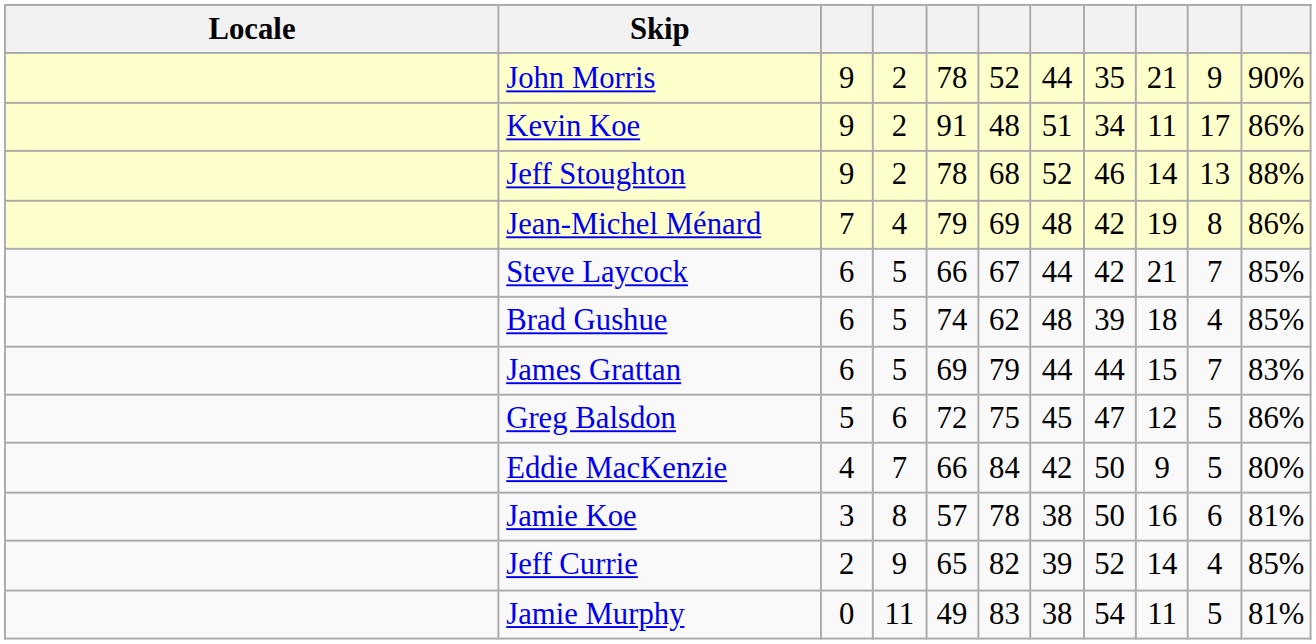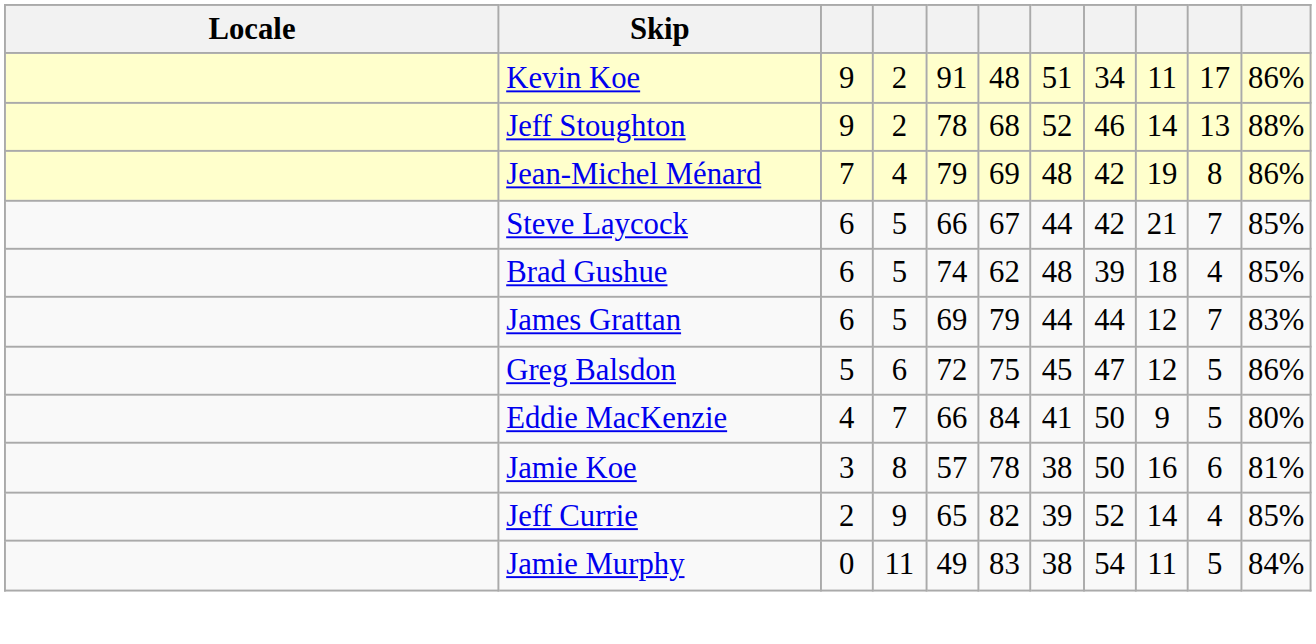- row: (581, 77)
(1162, 369) 15 -> (1162, 321) 12
(1057, 467) 42 -> (1057, 418) 41
(1276, 613) 81% -> (1276, 564) 84%
